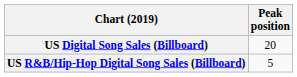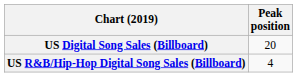(270, 63) 5 -> (270, 63) 4
